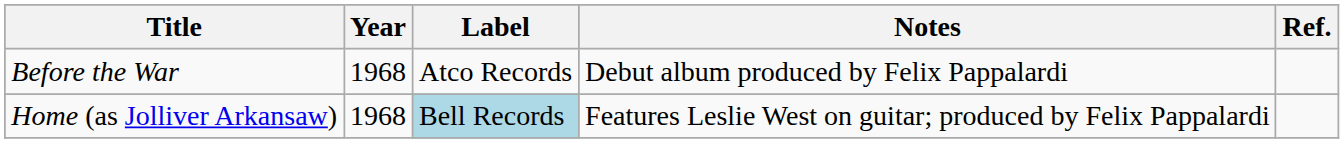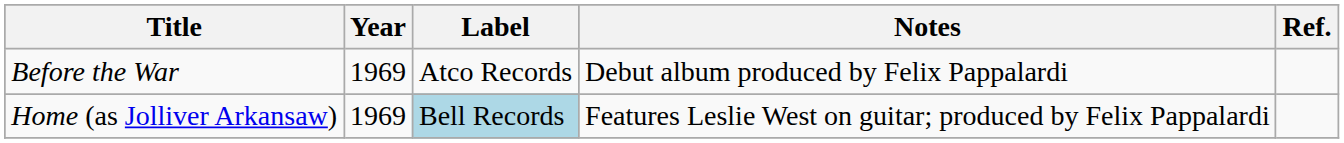(378, 71) 1968 -> (378, 71) 1969
(378, 115) 1968 -> (378, 115) 1969
